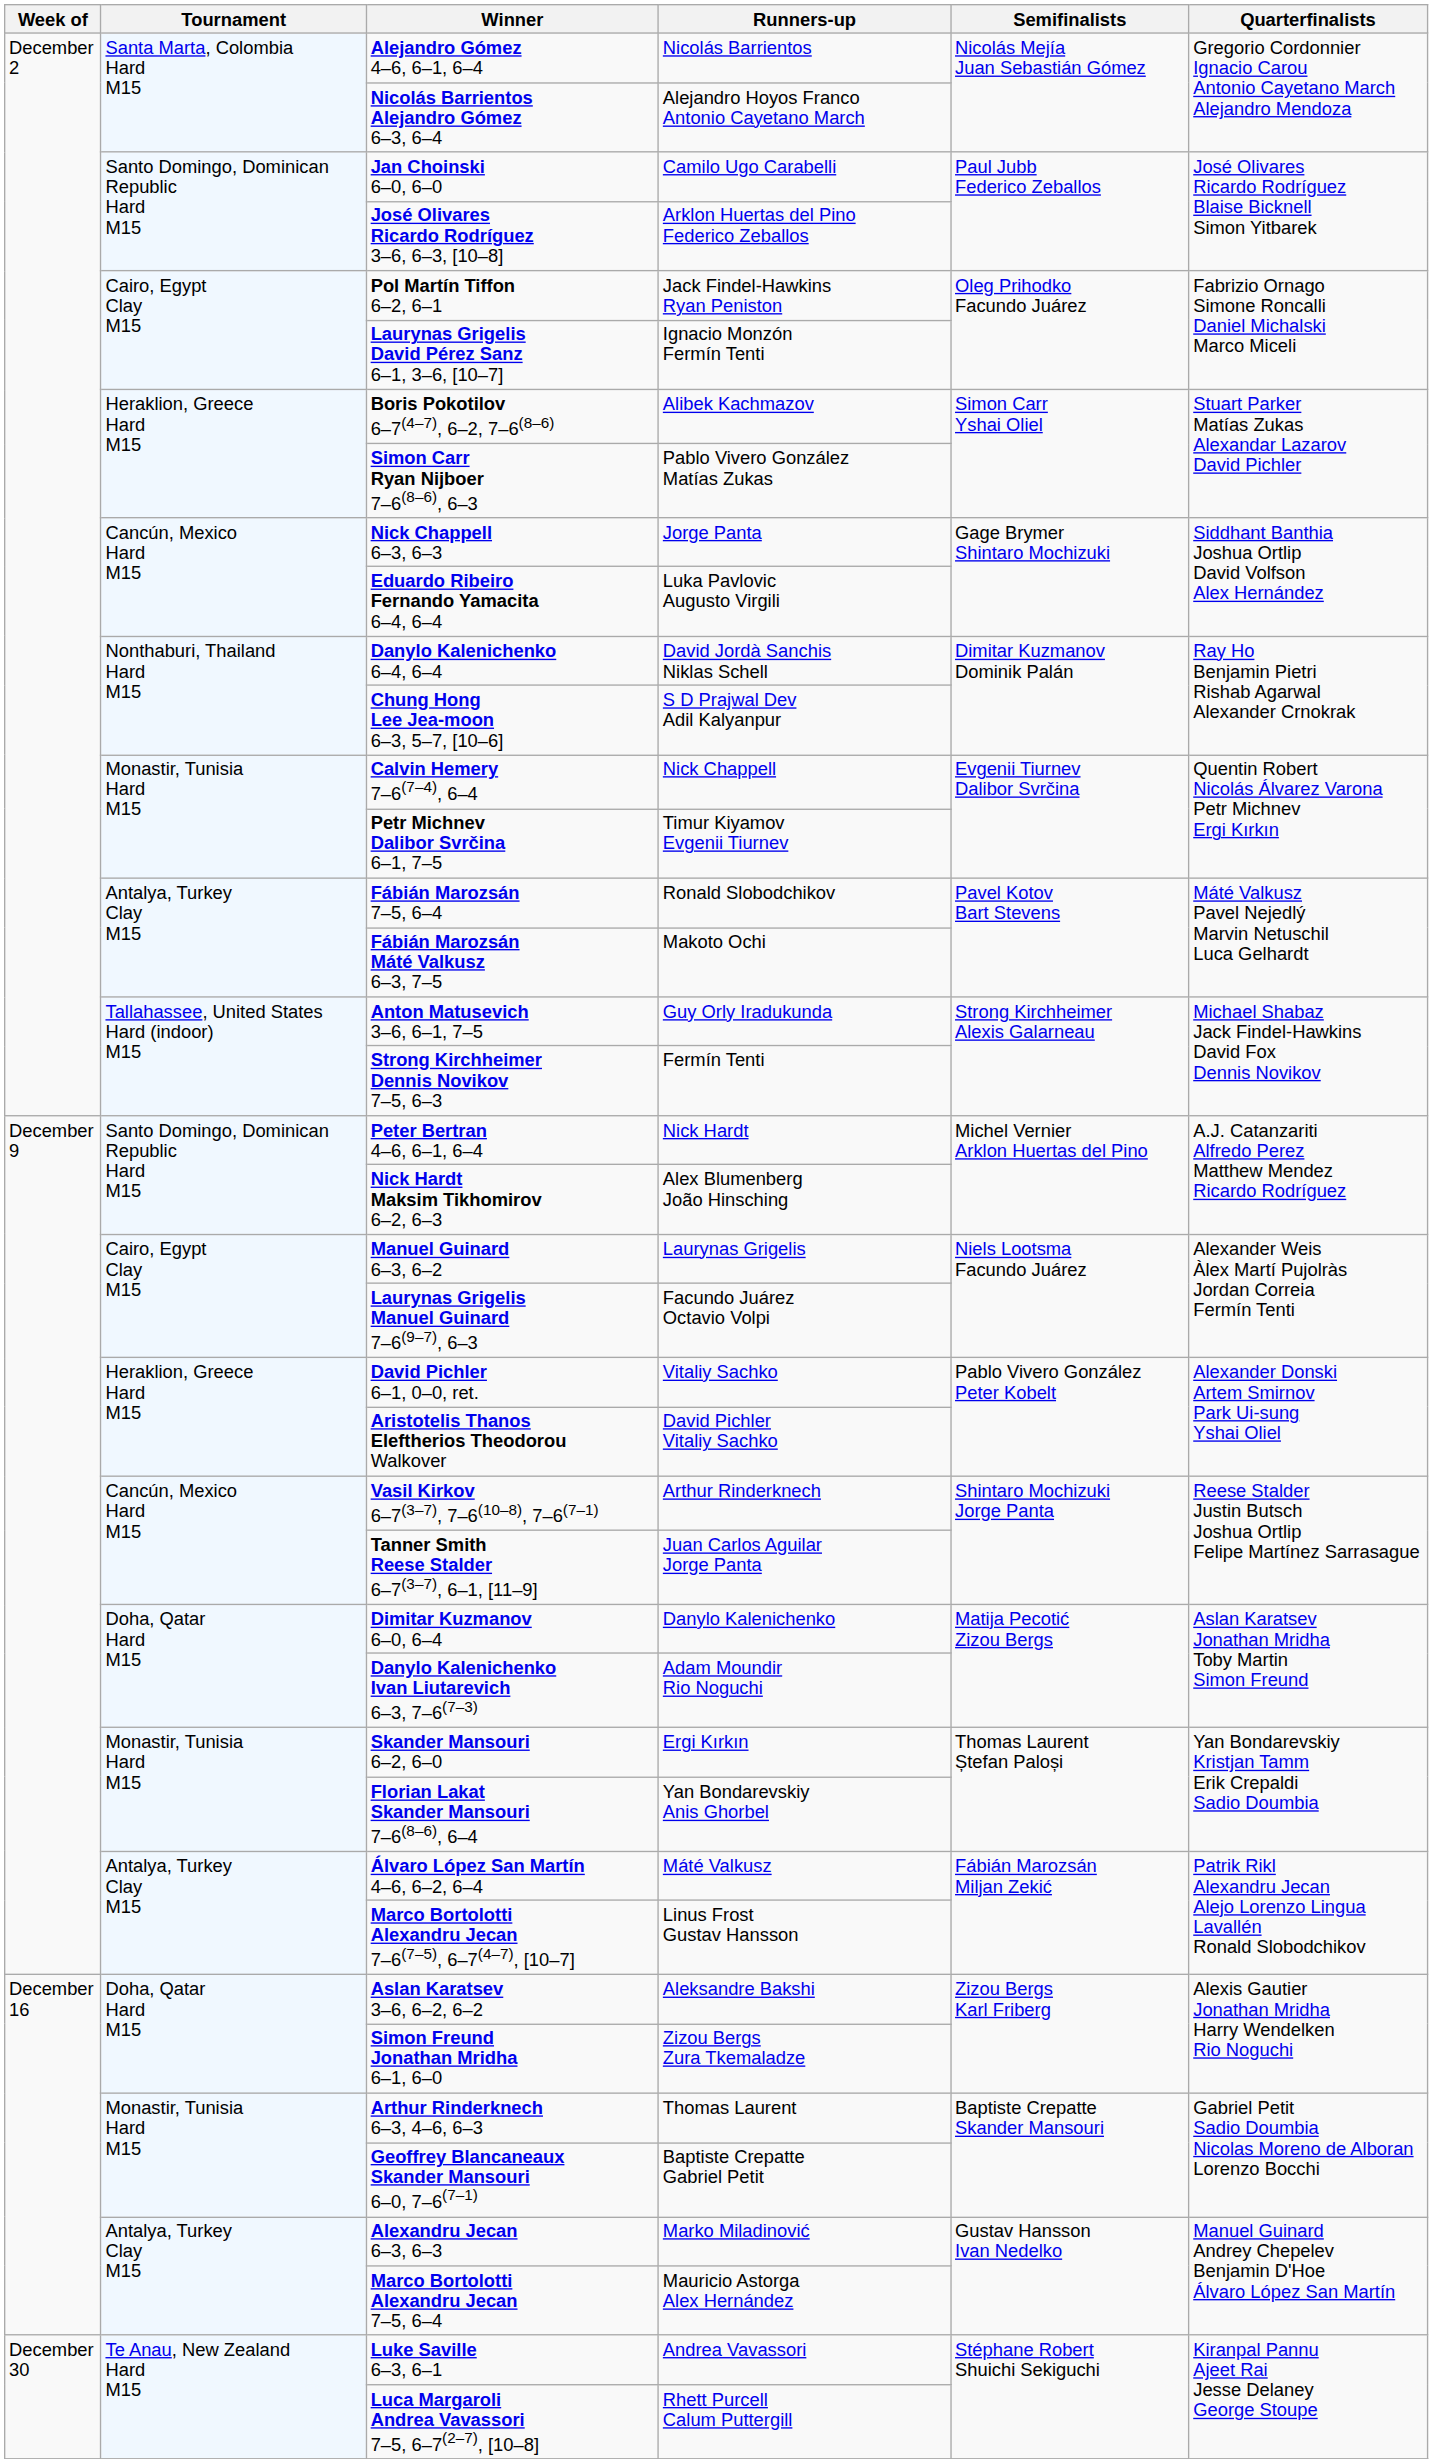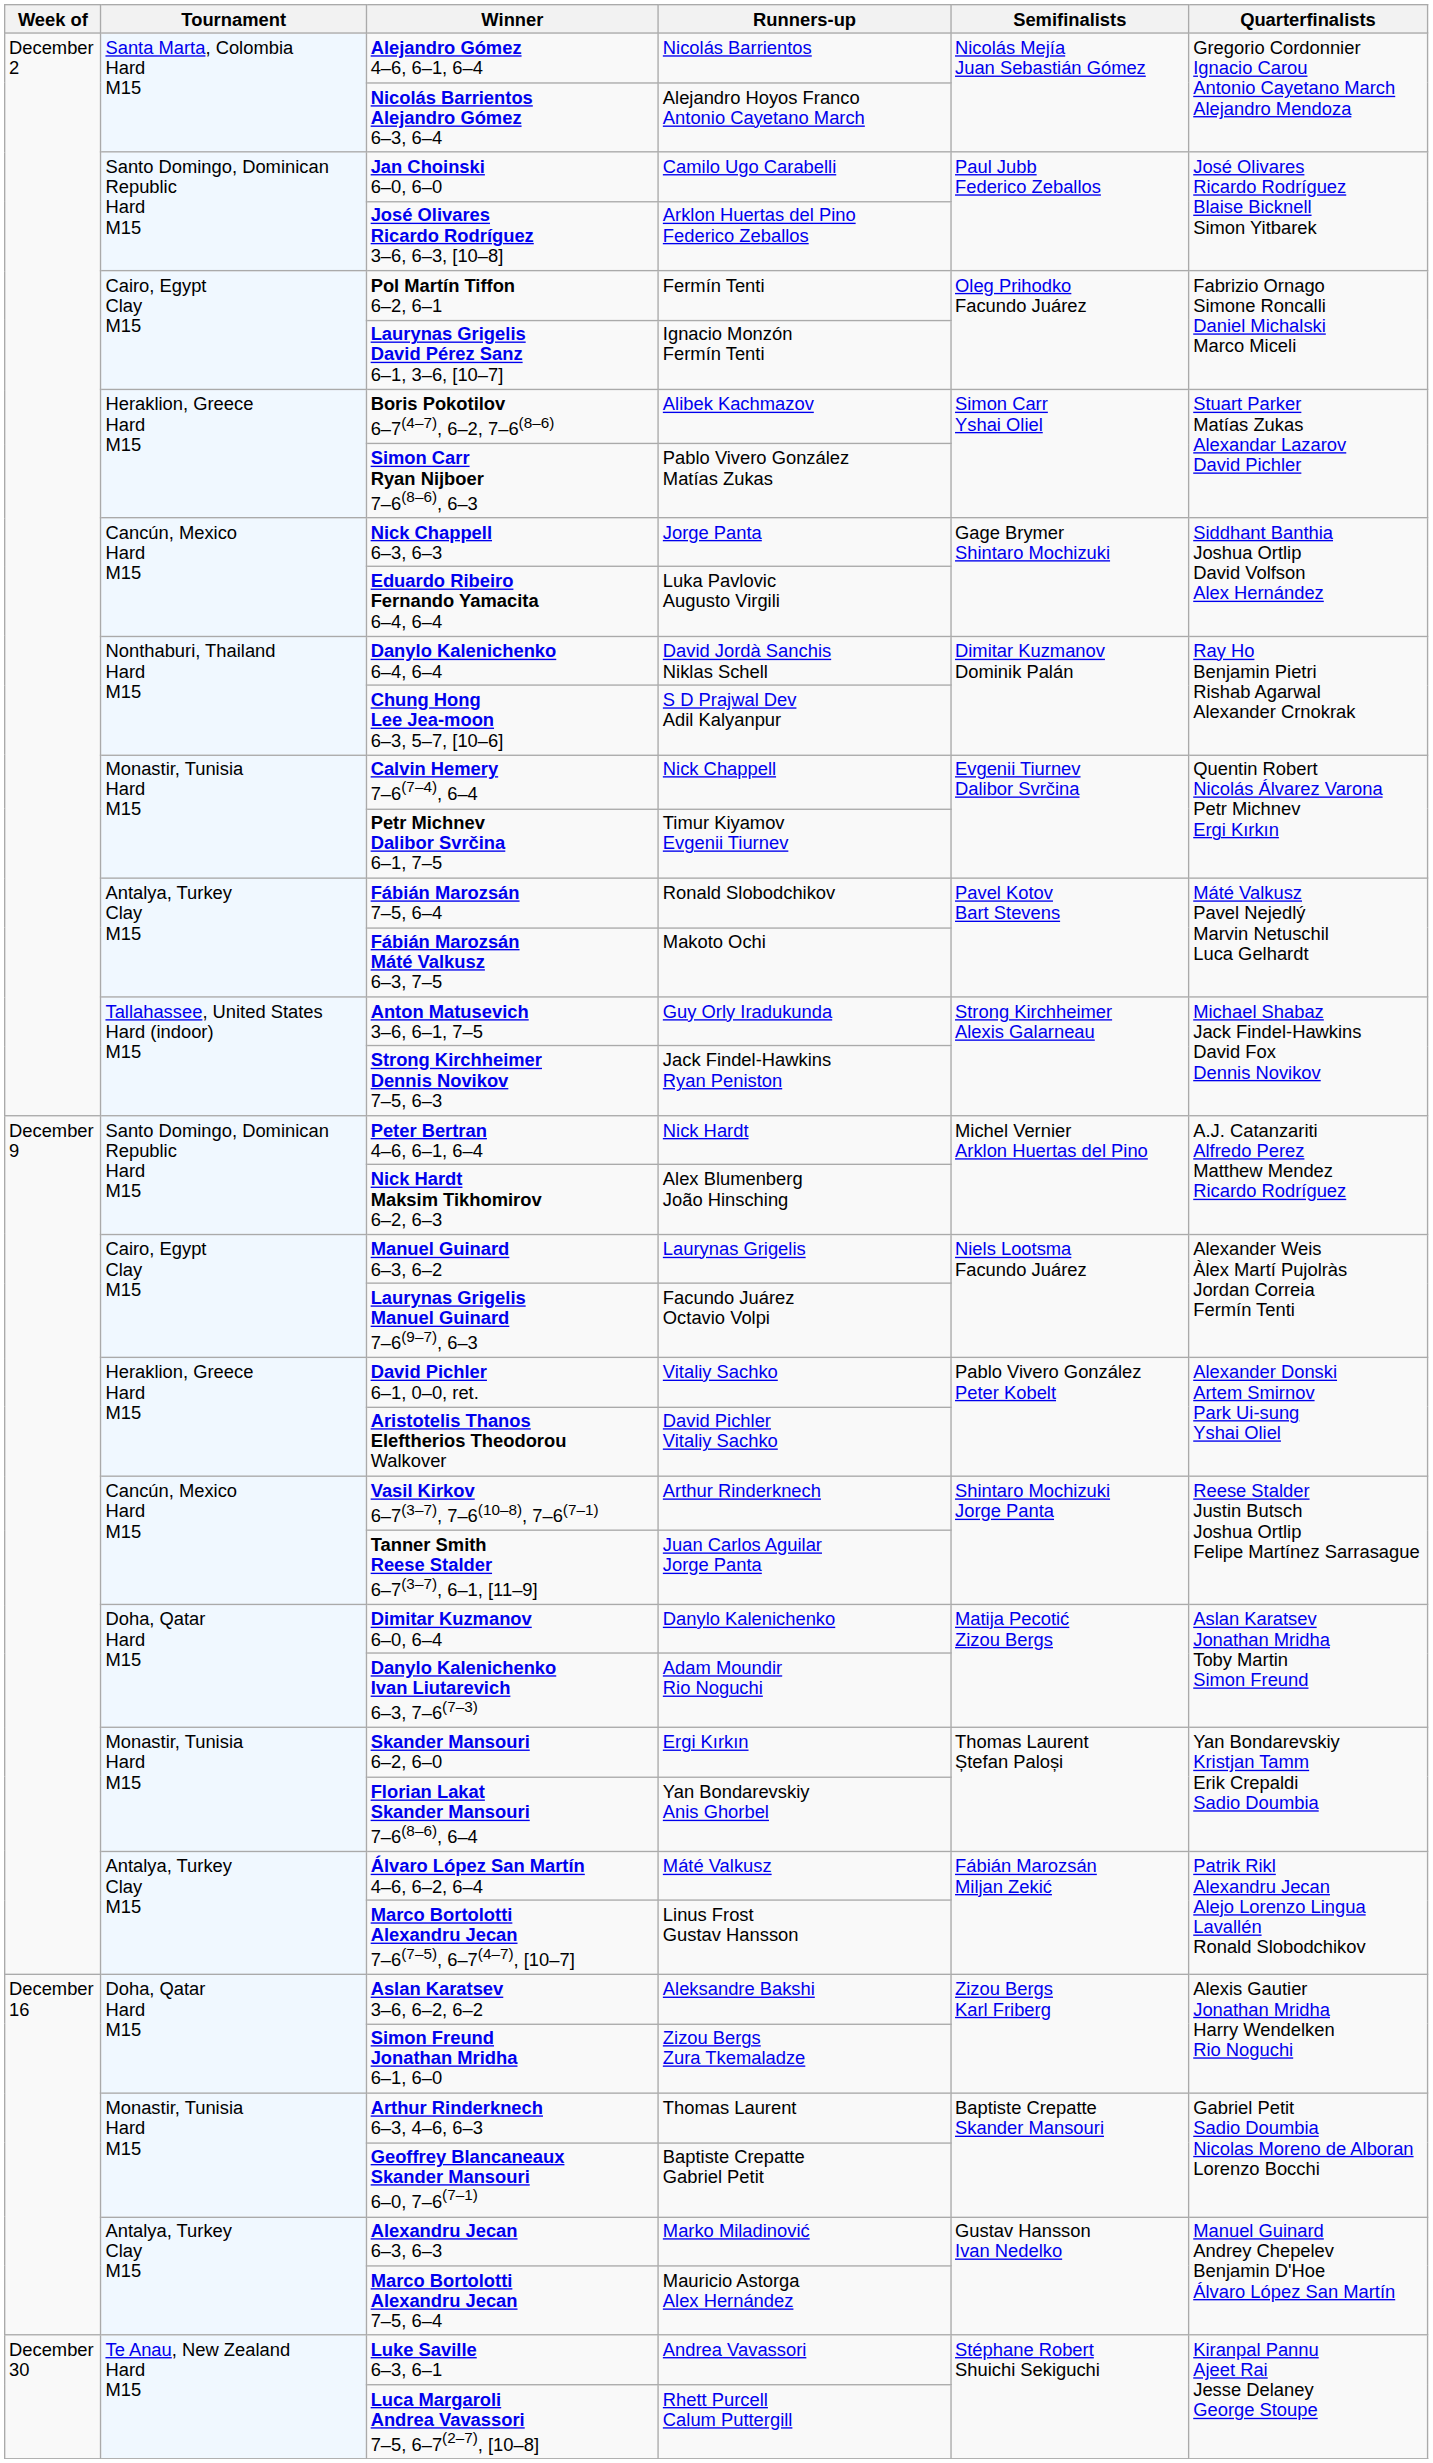(747, 295) Jack Findel-Hawkins Ryan Peniston -> (714, 285) Fermín Tenti
(714, 1060) Fermín Tenti -> (747, 1070) Jack Findel-Hawkins Ryan Peniston
